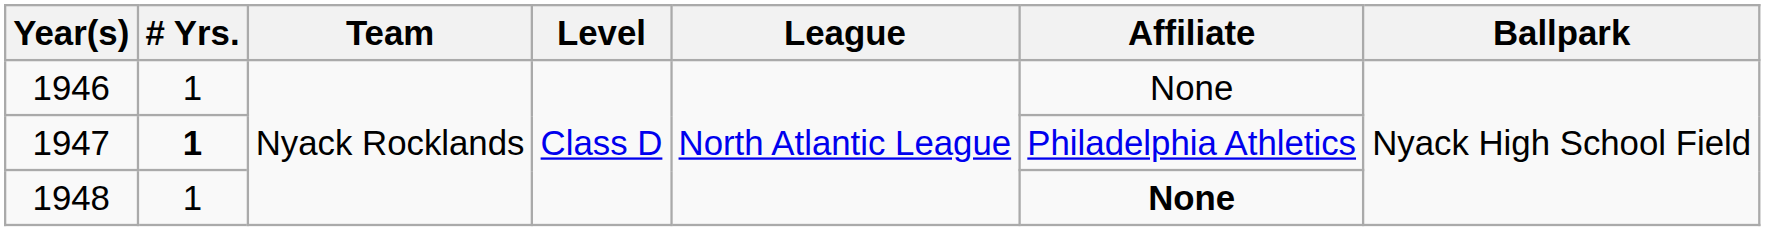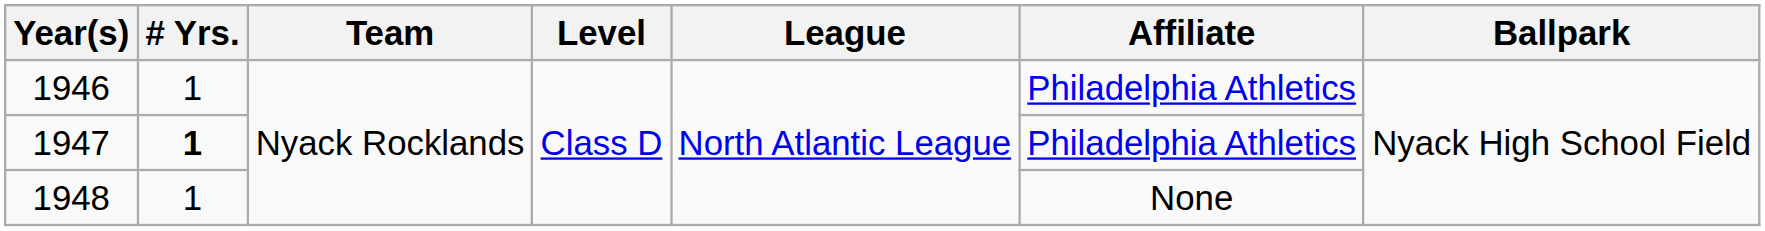(1192, 88) None -> (1192, 88) Philadelphia Athletics
(1192, 198) bold -> (1192, 198) normal
